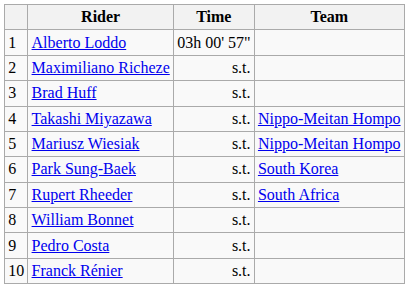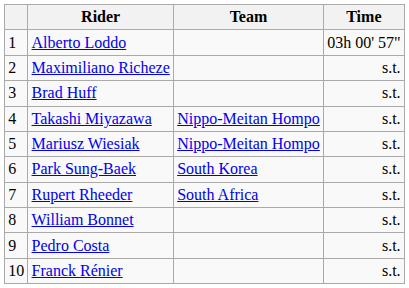columns swapped: (329, 17) <-> (214, 17)
